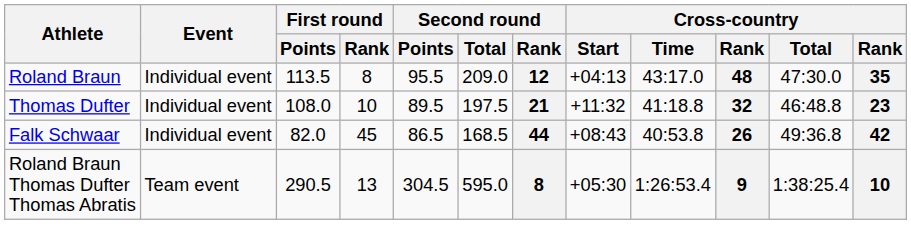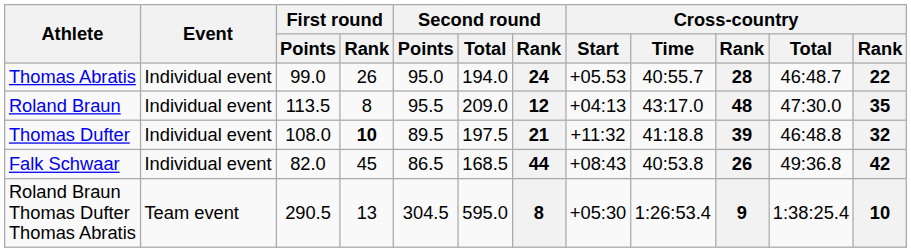+ row: (72, 77)
(367, 106) normal -> (367, 135) bold
(742, 106) 32 -> (742, 135) 39
(880, 106) 23 -> (880, 135) 32
